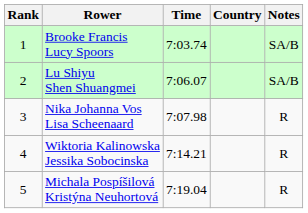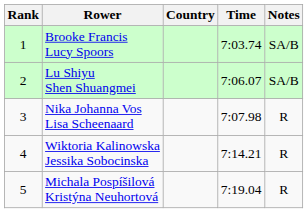columns swapped: (237, 15) <-> (186, 15)
